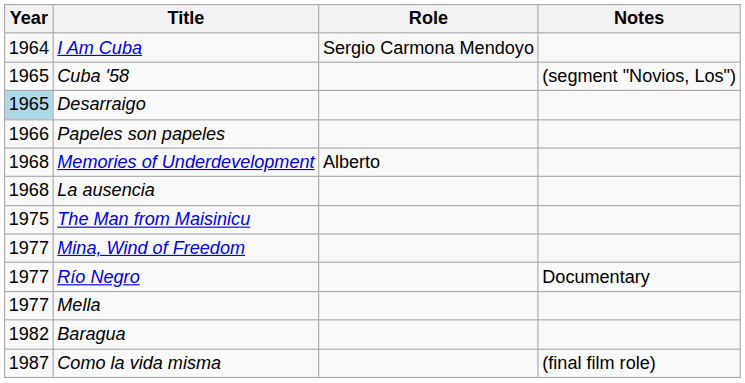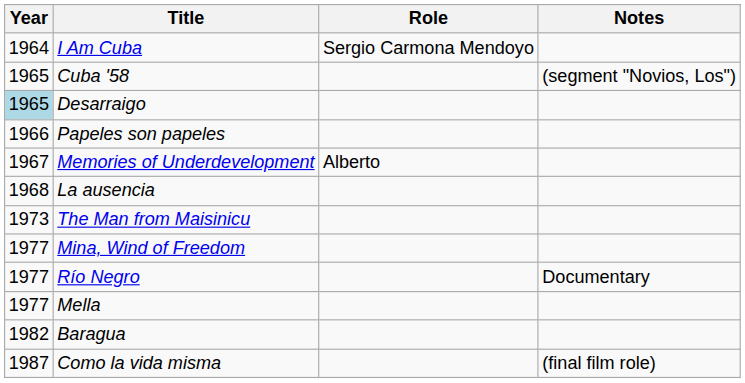(29, 162) 1968 -> (29, 162) 1967
(29, 219) 1975 -> (29, 219) 1973
